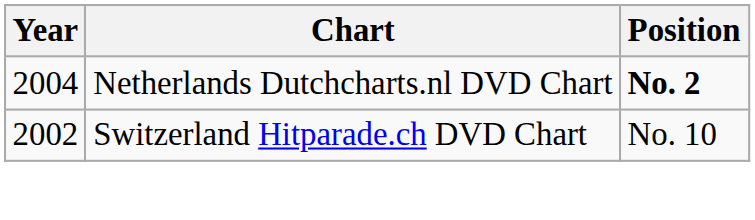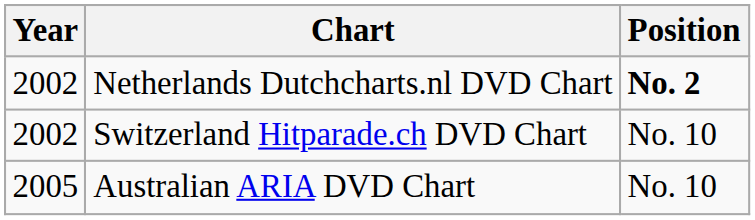(45, 82) 2004 -> (45, 82) 2002
+ row: (284, 186)
